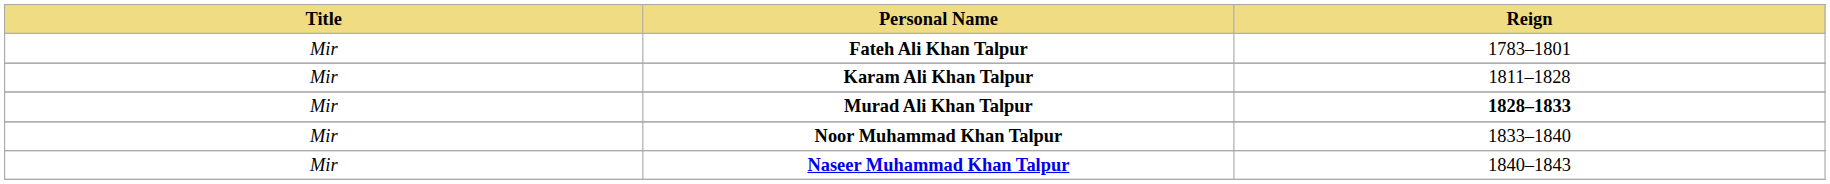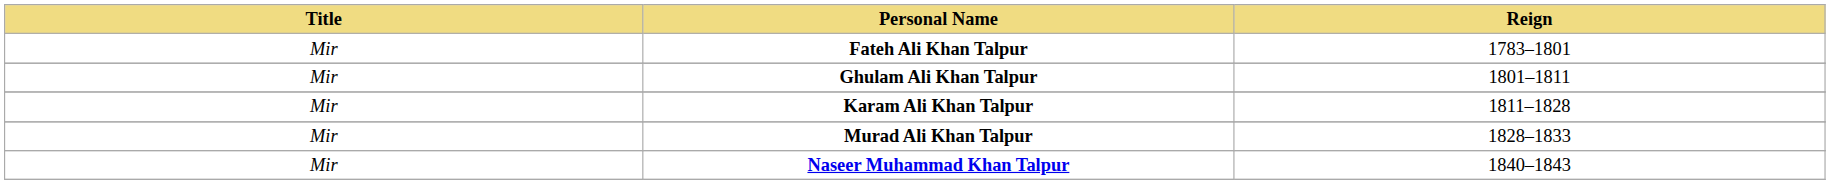+ row: (938, 77)
(1529, 106) bold -> (1529, 135) normal
- row: (938, 135)
